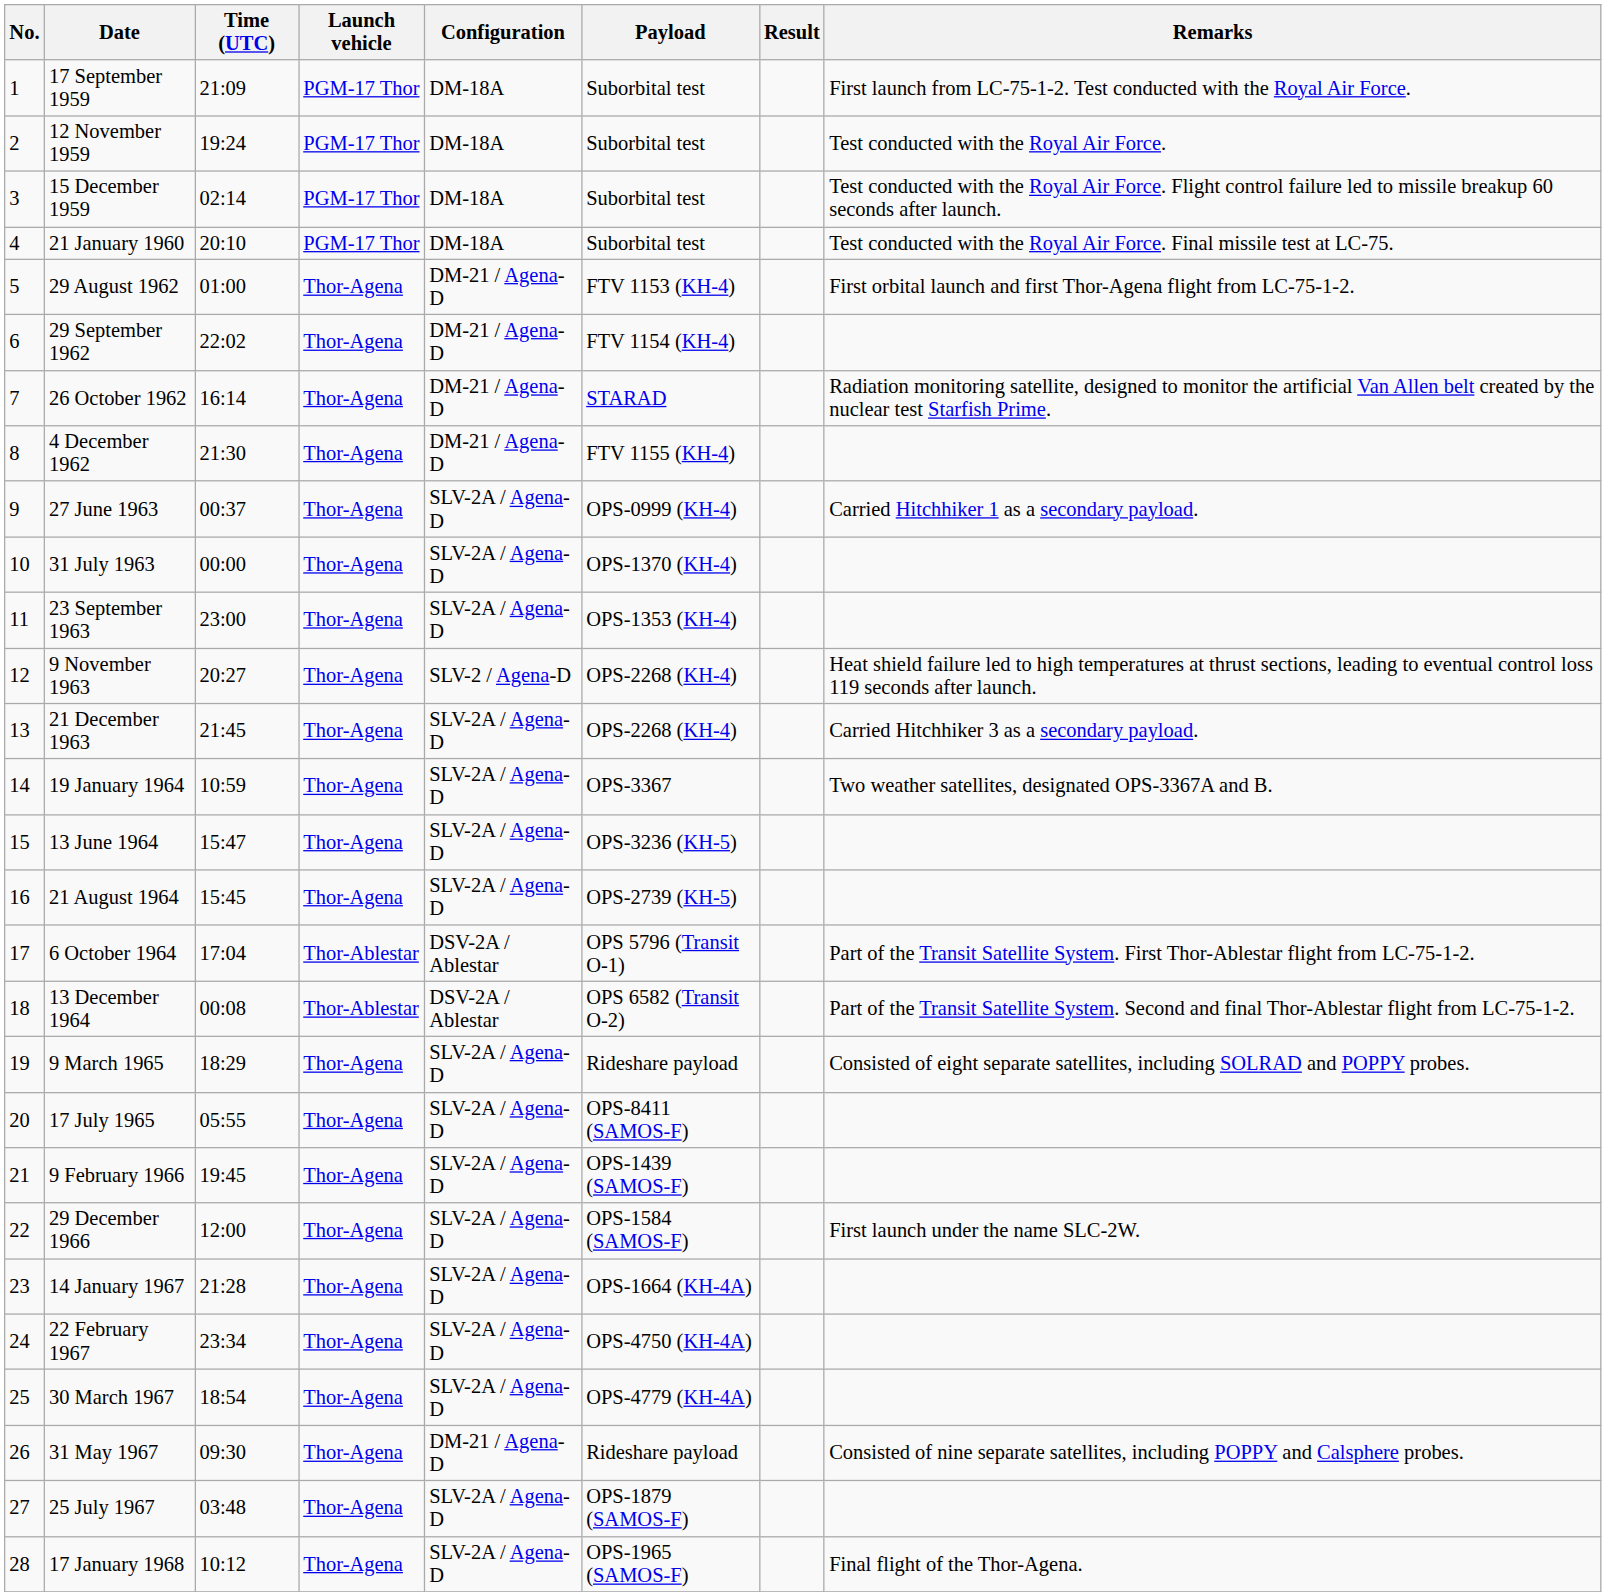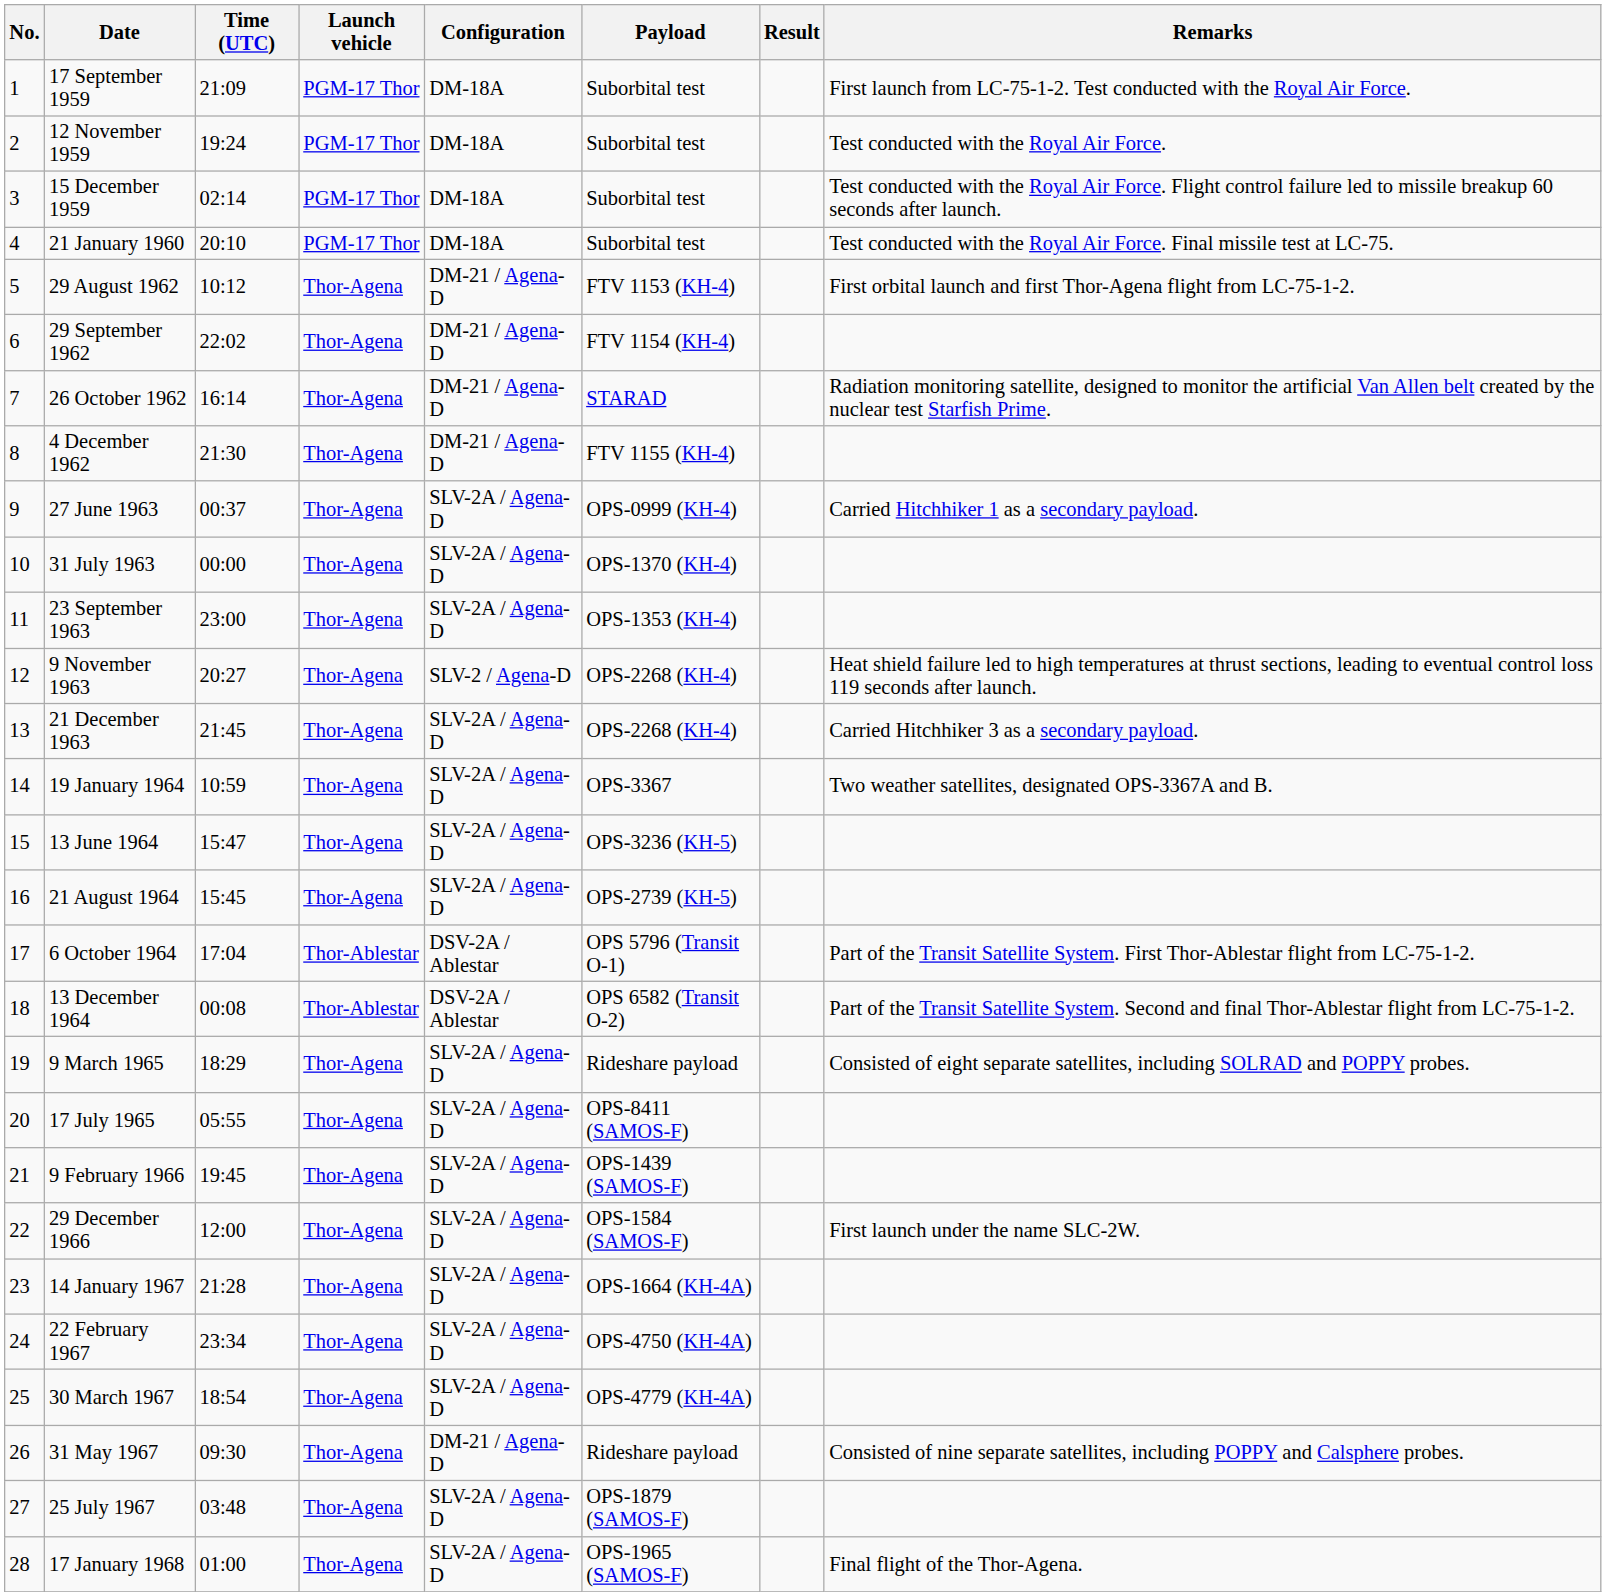(223, 286) 01:00 -> (223, 286) 10:12
(223, 1563) 10:12 -> (223, 1563) 01:00
